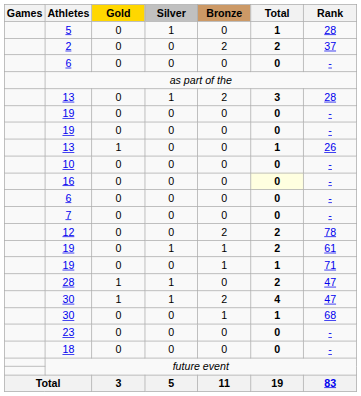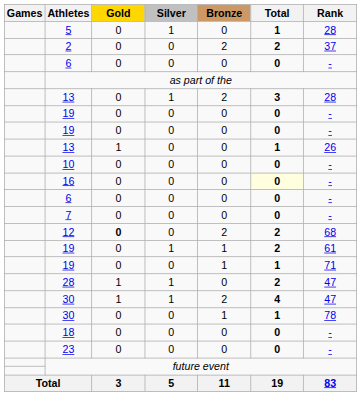(118, 232) normal -> (118, 232) bold
(330, 232) 78 -> (330, 232) 68
(330, 316) 68 -> (330, 316) 78
rows swapped: (68, 333) <-> (68, 350)
